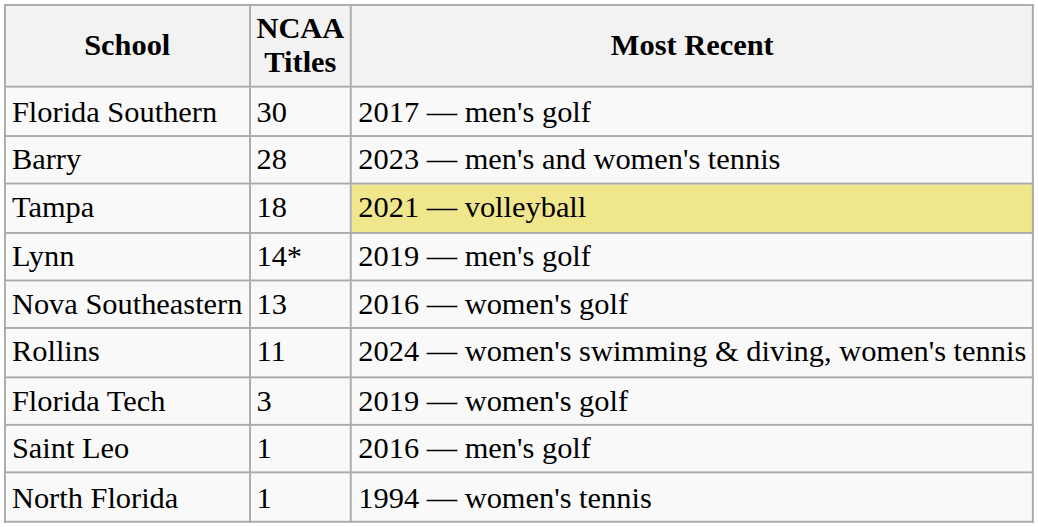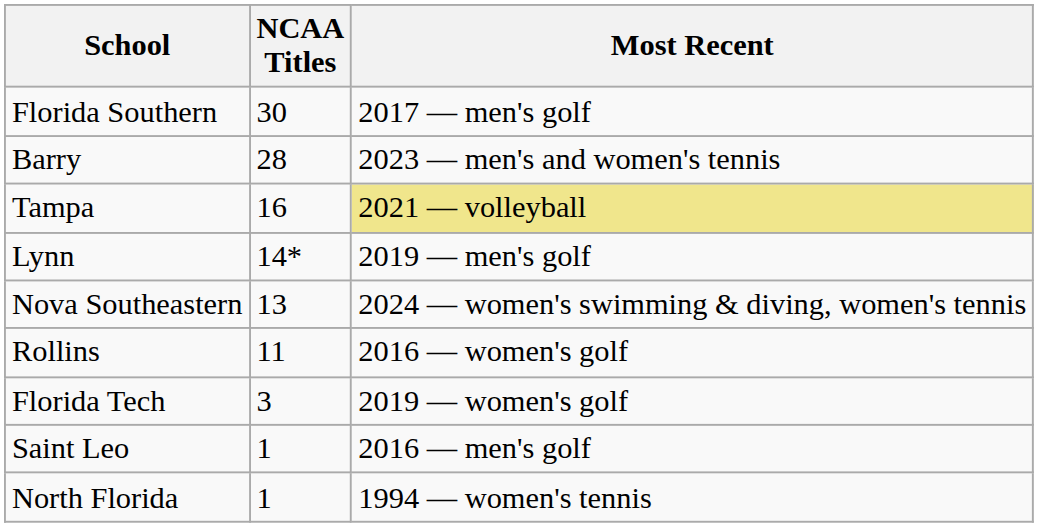(272, 207) 18 -> (272, 207) 16
(493, 303) 2016 — women's golf -> (692, 303) 2024 — women's swimming & diving, women's tennis
(692, 352) 2024 — women's swimming & diving, women's tennis -> (493, 352) 2016 — women's golf
